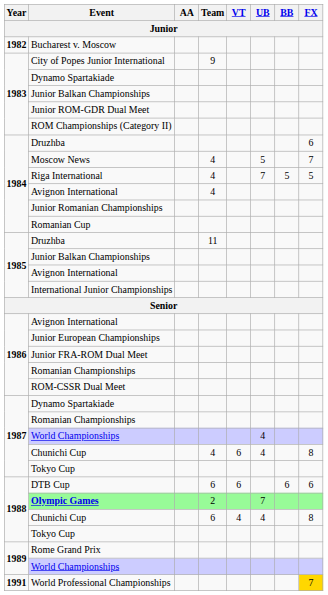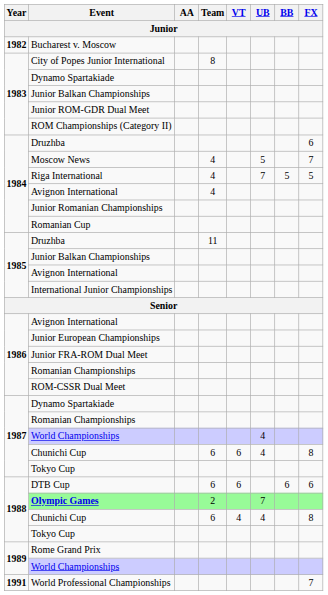(213, 61) 9 -> (213, 61) 8
(213, 452) 4 -> (213, 452) 6
(311, 583) gold background -> (311, 583) no background
